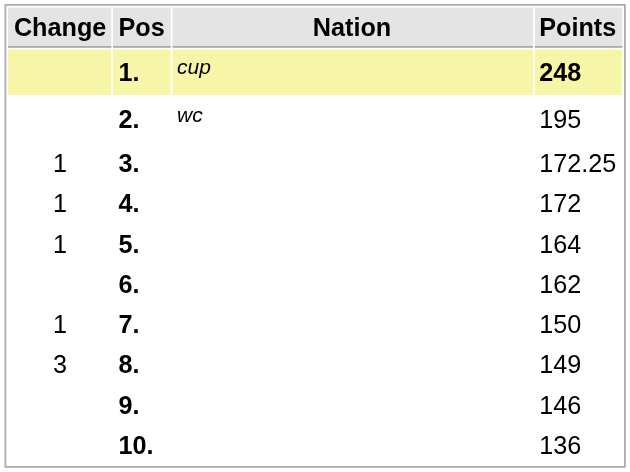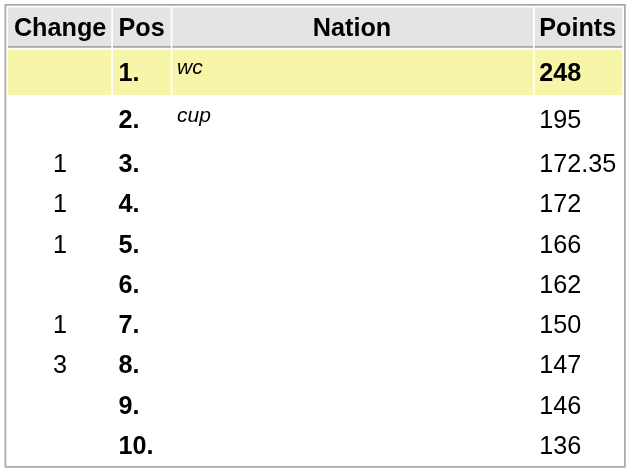(194, 72) cup -> (190, 72) wc
(190, 119) wc -> (194, 119) cup
(578, 163) 172.25 -> (578, 163) 172.35
(560, 243) 164 -> (560, 243) 166
(560, 364) 149 -> (560, 364) 147
